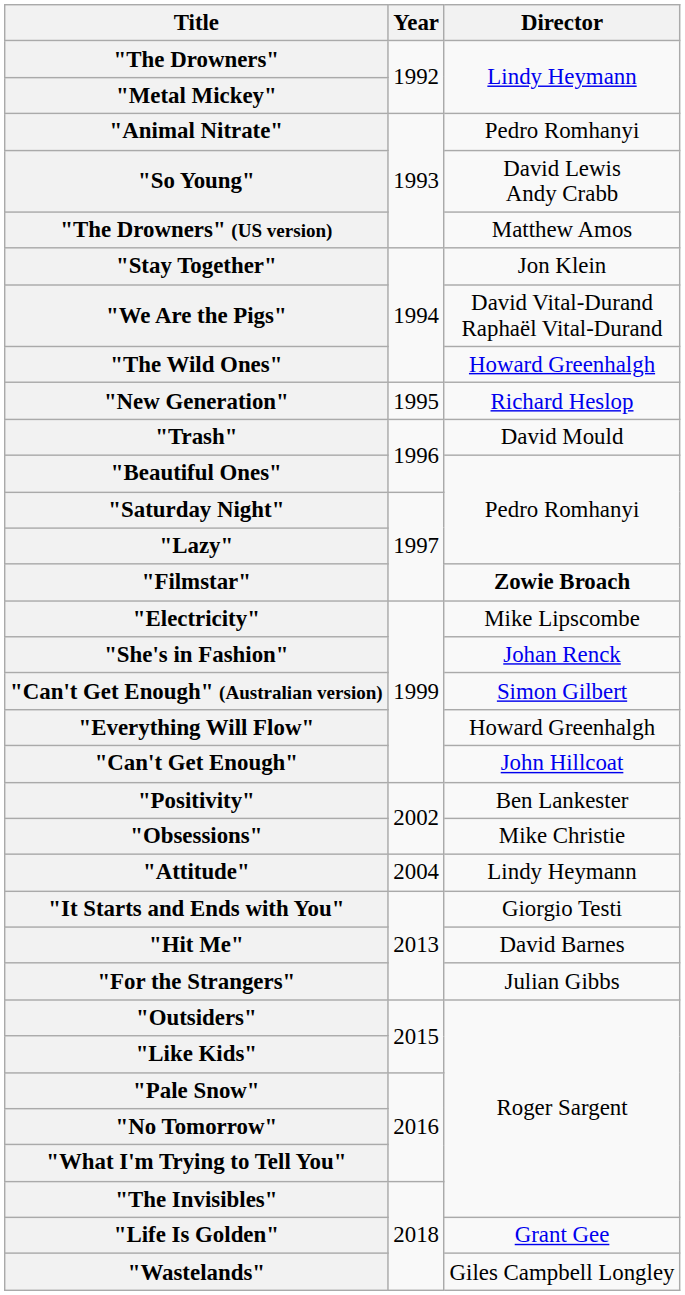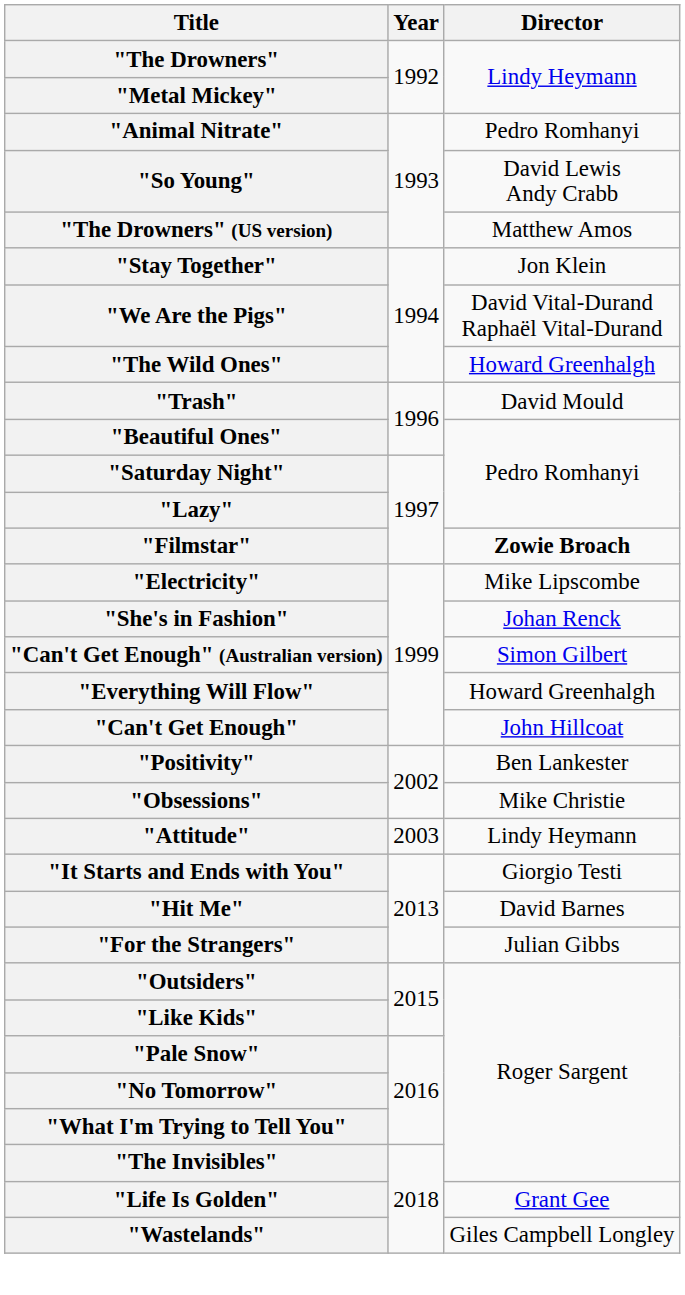- row: (196, 400)
(416, 872) 2004 -> (416, 836) 2003
